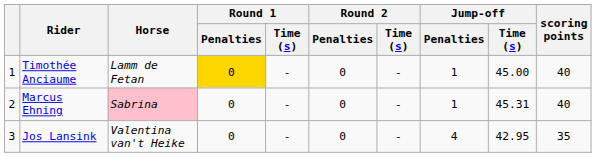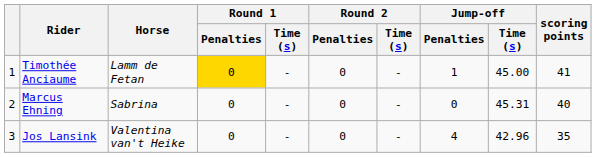(564, 72) 40 -> (564, 72) 41
(134, 104) pink background -> (134, 104) no background
(454, 104) 1 -> (454, 104) 0
(512, 136) 42.95 -> (512, 136) 42.96
